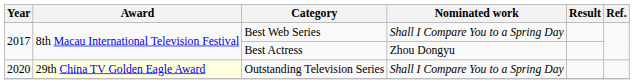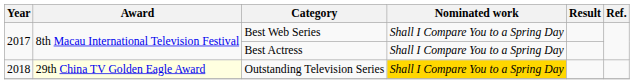(422, 50) Zhou Dongyu -> (477, 50) Shall I Compare You to a Spring Day
(19, 69) 2020 -> (19, 69) 2018
(477, 69) no background -> (477, 69) gold background
